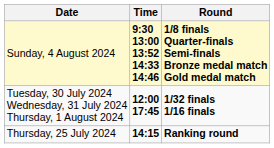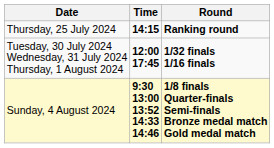rows swapped: (61, 134) <-> (61, 53)
